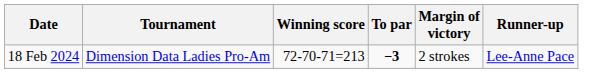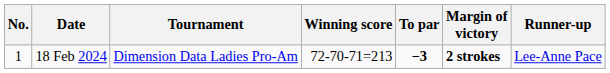+ column: (18, 24)
(444, 56) normal -> (473, 56) bold
